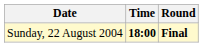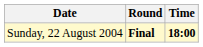columns swapped: (142, 13) <-> (178, 13)
